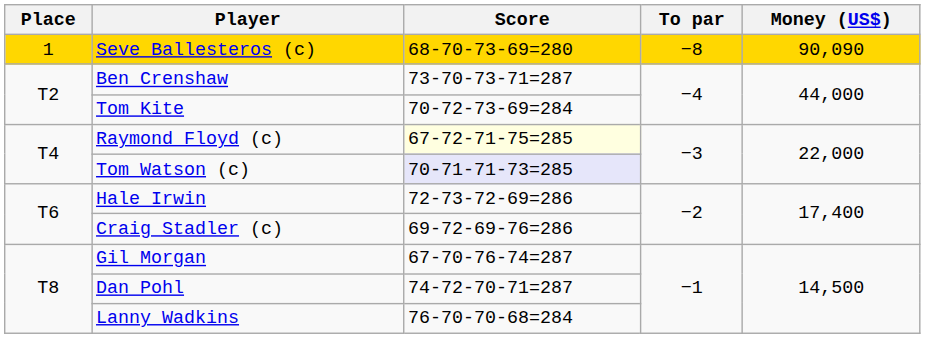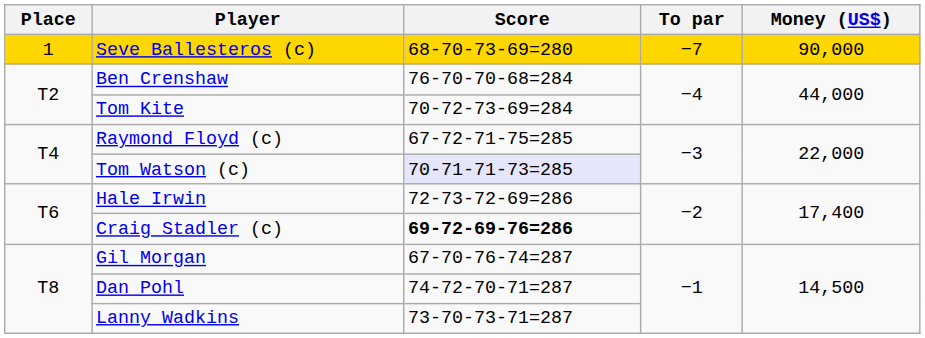(692, 50) −8 -> (692, 50) −7
(831, 50) 90,090 -> (831, 50) 90,000
(491, 79) 73-70-73-71=287 -> (491, 79) 76-70-70-68=284
(491, 139) lightyellow background -> (491, 139) no background
(491, 229) normal -> (491, 229) bold
(491, 318) 76-70-70-68=284 -> (491, 318) 73-70-73-71=287
